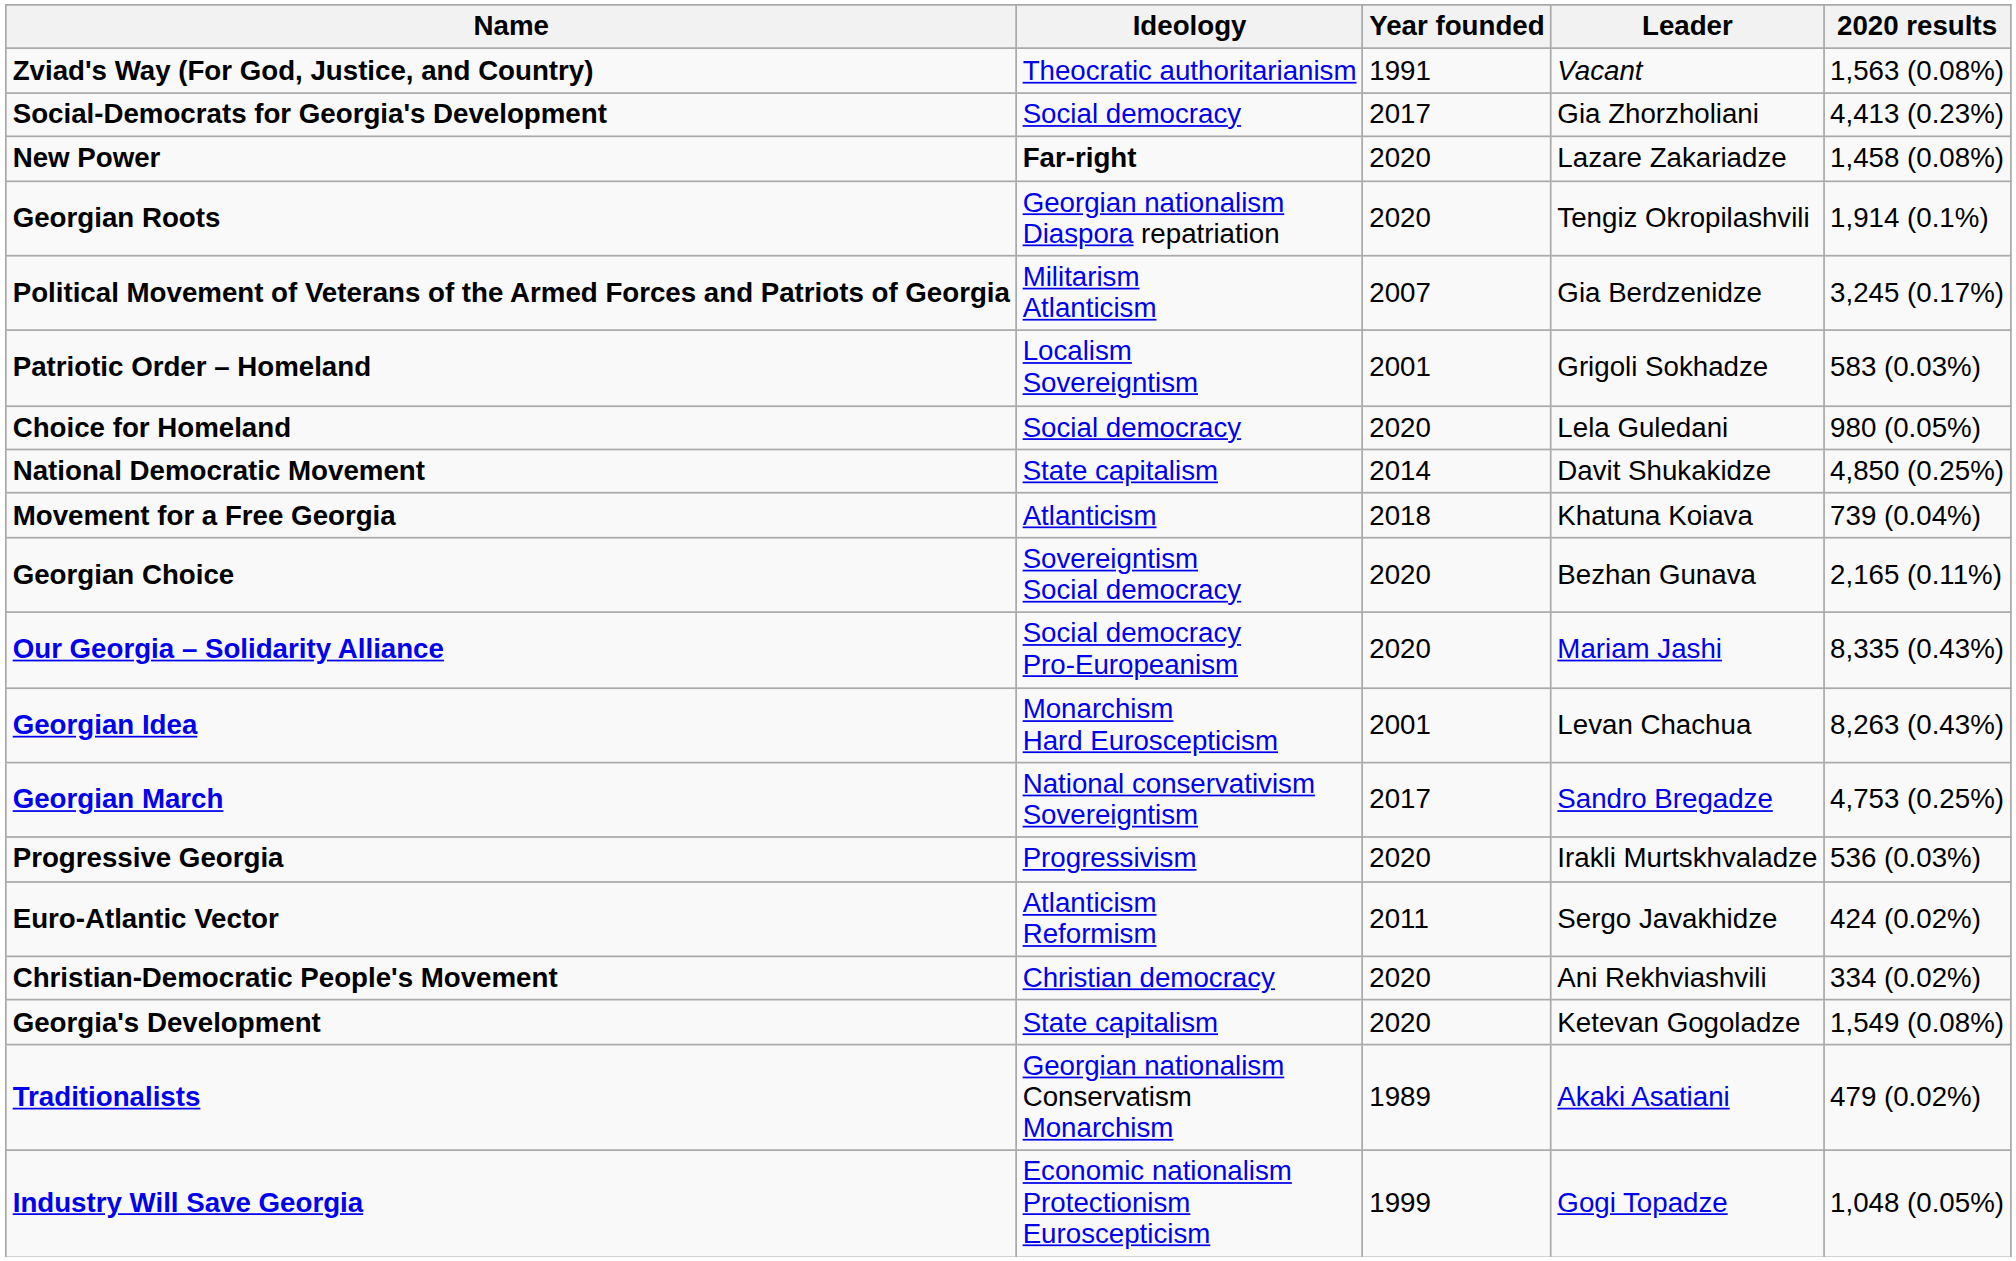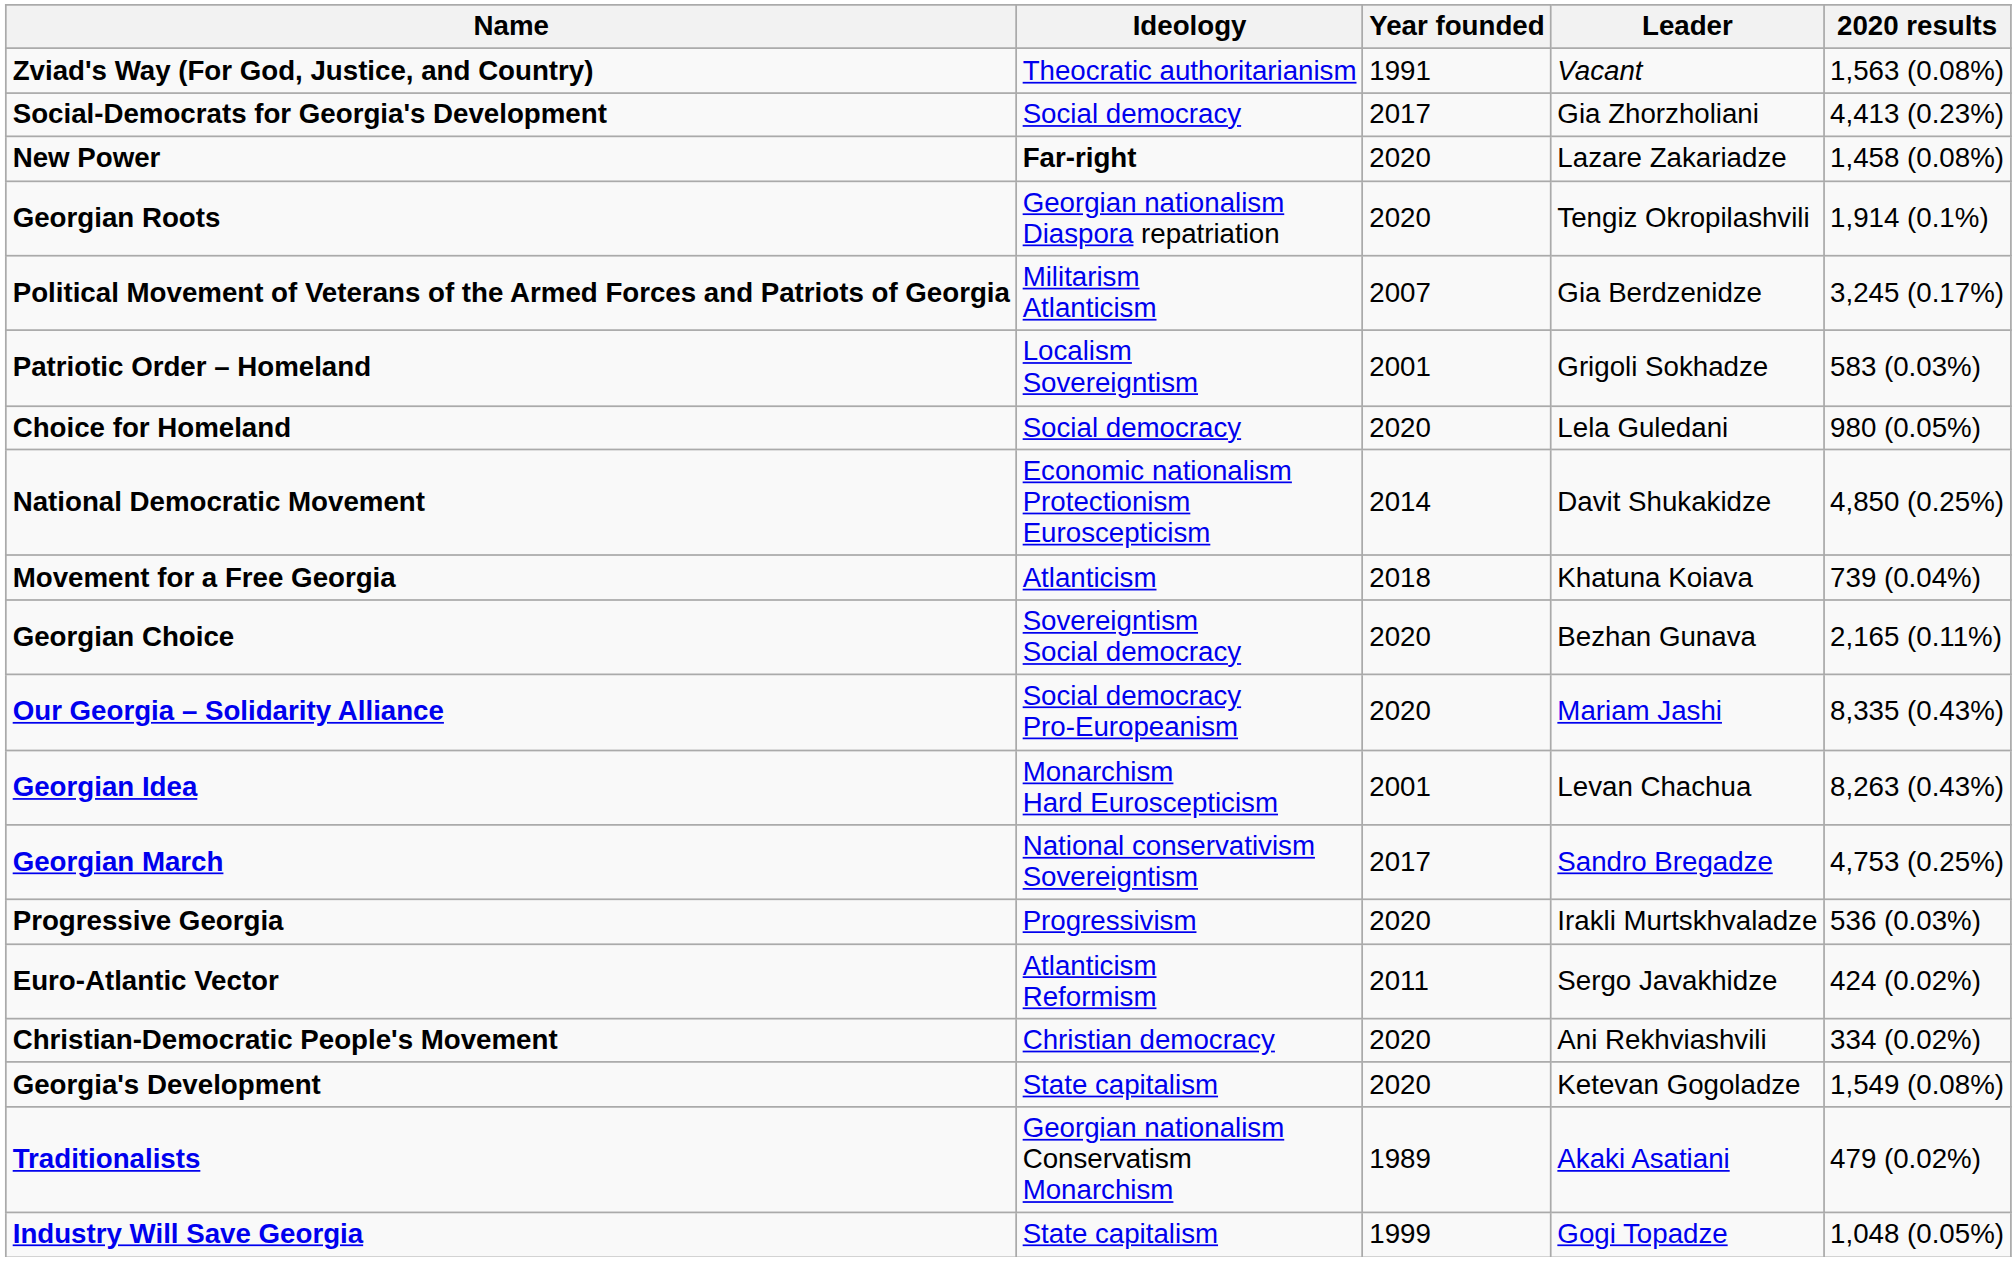(1120, 471) State capitalism -> (1157, 502) Economic nationalism Protectionism Euroscepticism
(1157, 1203) Economic nationalism Protectionism Euroscepticism -> (1120, 1234) State capitalism
